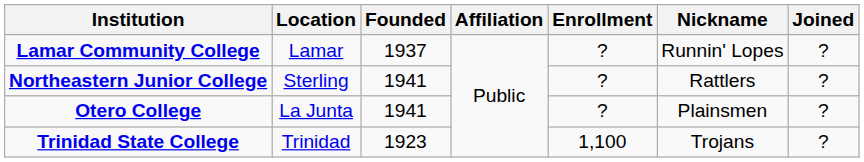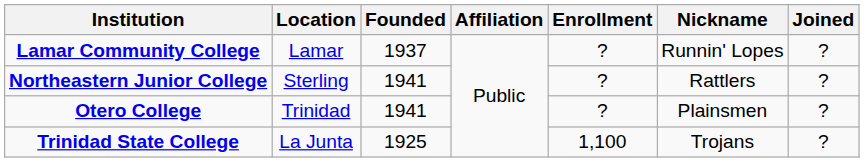(316, 111) La Junta -> (316, 111) Trinidad
(316, 141) Trinidad -> (316, 141) La Junta
(405, 141) 1923 -> (405, 141) 1925
